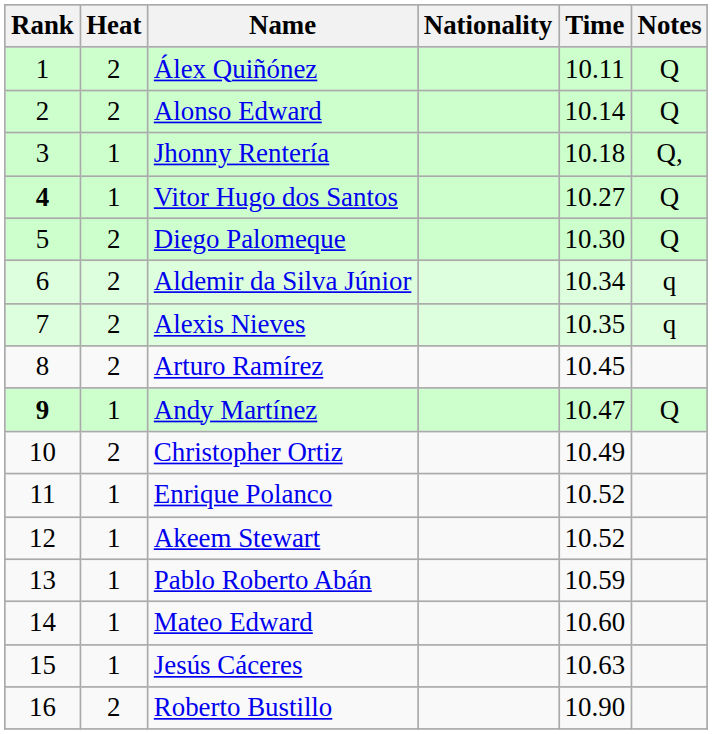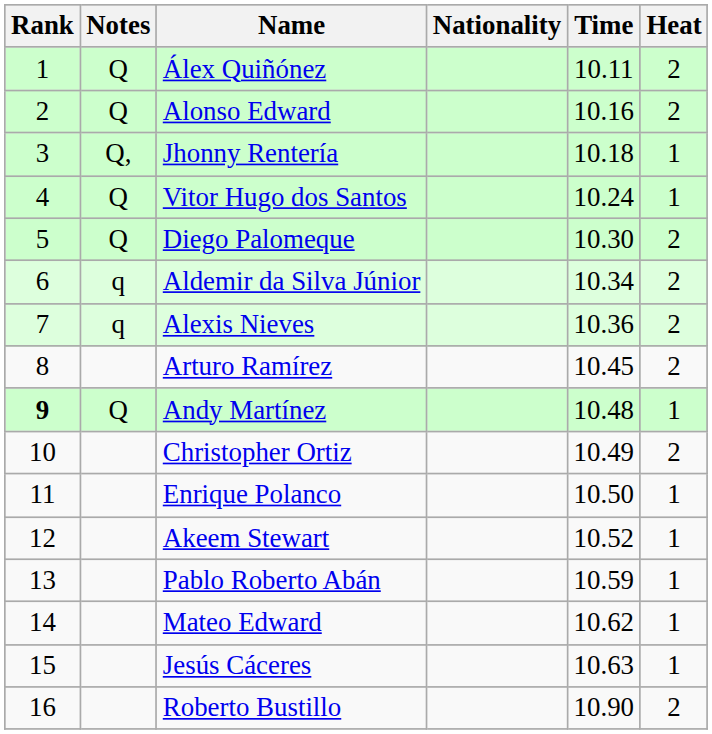columns swapped: (114, 25) <-> (670, 25)
(595, 111) 10.14 -> (604, 111) 10.16
(42, 196) bold -> (42, 196) normal
(595, 196) 10.27 -> (604, 196) 10.24
(595, 324) 10.35 -> (604, 324) 10.36
(595, 409) 10.47 -> (604, 409) 10.48
(595, 494) 10.52 -> (604, 494) 10.50
(595, 622) 10.60 -> (604, 622) 10.62
